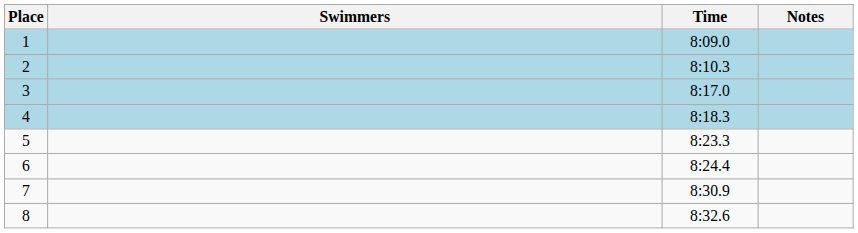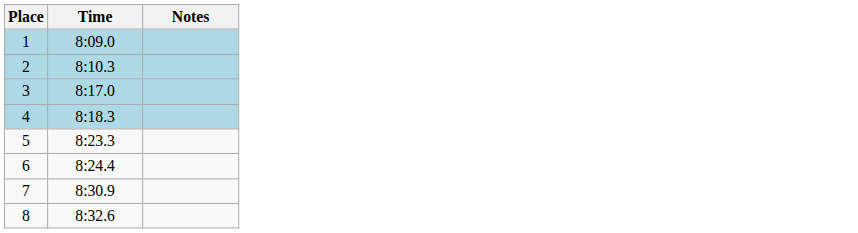- column: (355, 16)
